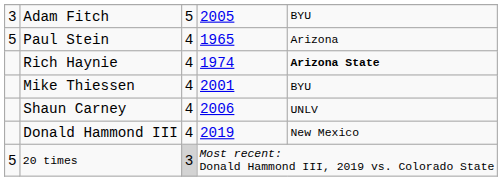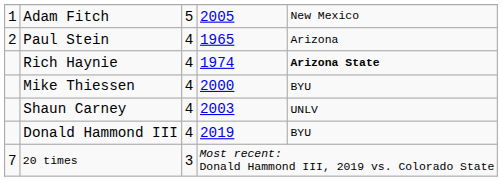(12, 16) 3 -> (12, 16) 1
(301, 16) BYU -> (325, 16) New Mexico
(12, 40) 5 -> (12, 40) 2
(217, 86) 2001 -> (217, 86) 2000
(217, 109) 2006 -> (217, 109) 2003
(325, 133) New Mexico -> (301, 133) BYU
(12, 160) 5 -> (12, 160) 7
(189, 160) lightgrey background -> (189, 160) no background
